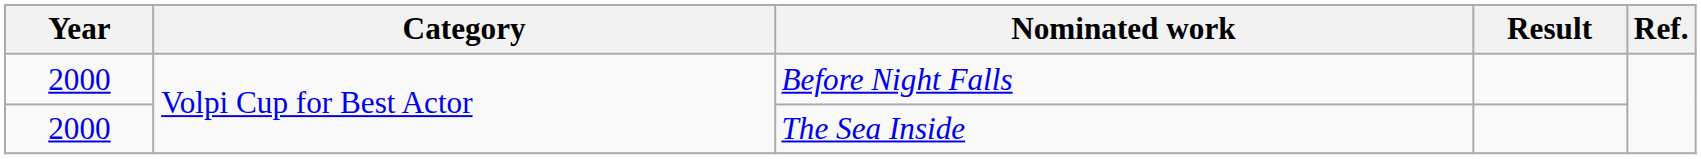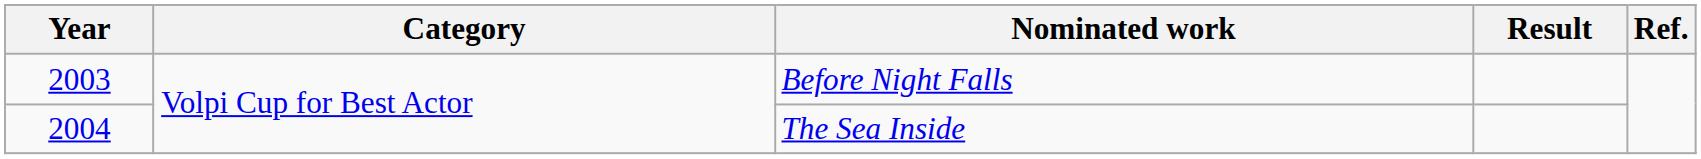(79, 78) 2000 -> (79, 78) 2003
(79, 128) 2000 -> (79, 128) 2004
